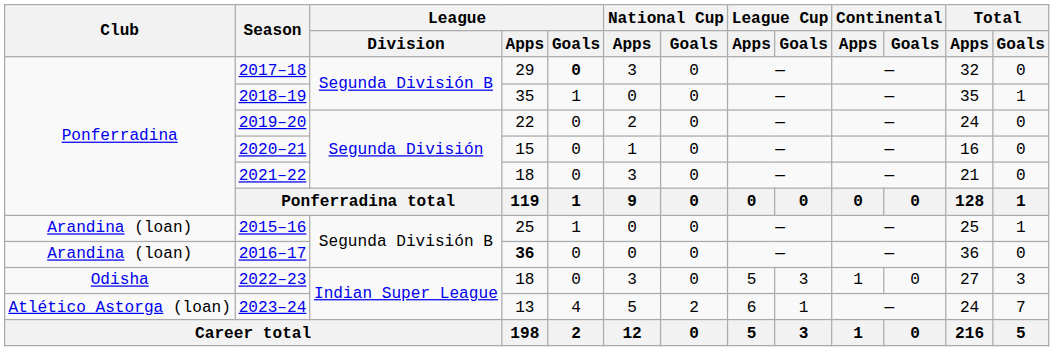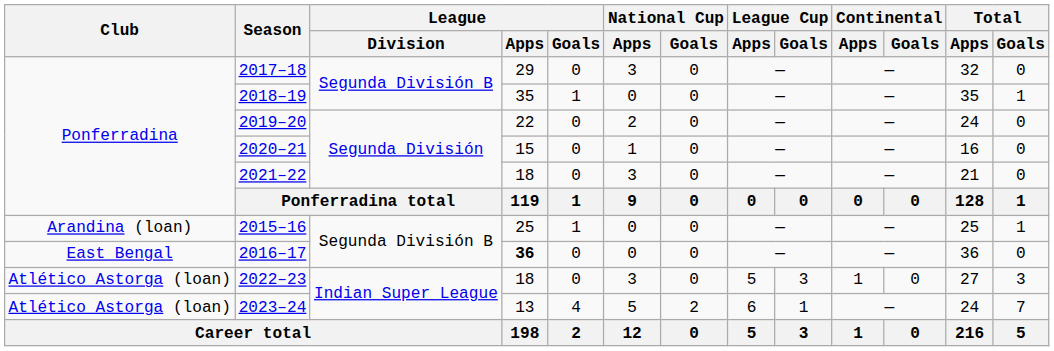(576, 70) bold -> (576, 70) normal
(120, 254) Arandina (loan) -> (120, 254) East Bengal
(120, 280) Odisha -> (120, 280) Atlético Astorga (loan)
